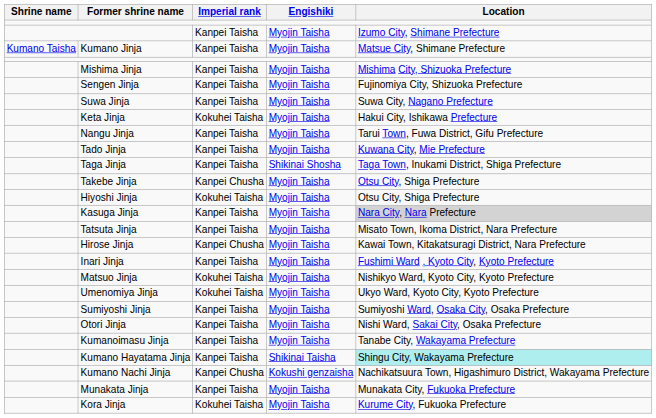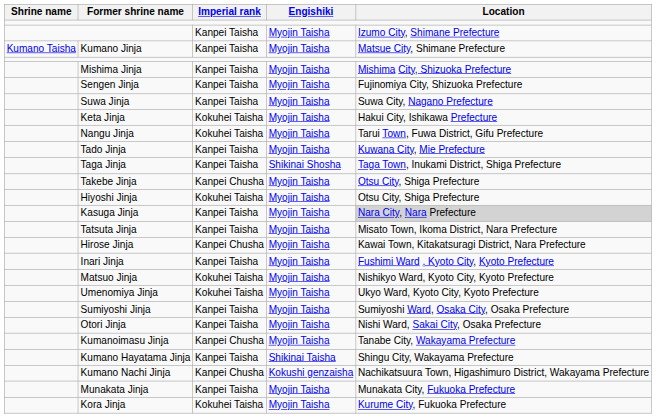(227, 133) Kanpei Taisha -> (229, 133) Kokuhei Taisha
(227, 341) Kanpei Taisha -> (230, 341) Kanpei Chusha
(436, 357) paleturquoise background -> (436, 357) no background
